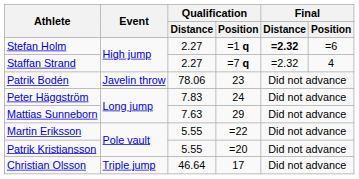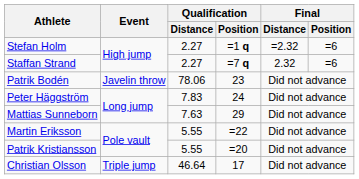(285, 46) bold -> (285, 46) normal
(285, 64) =2.32 -> (285, 64) 2.32
(331, 64) 4 -> (331, 64) =6
